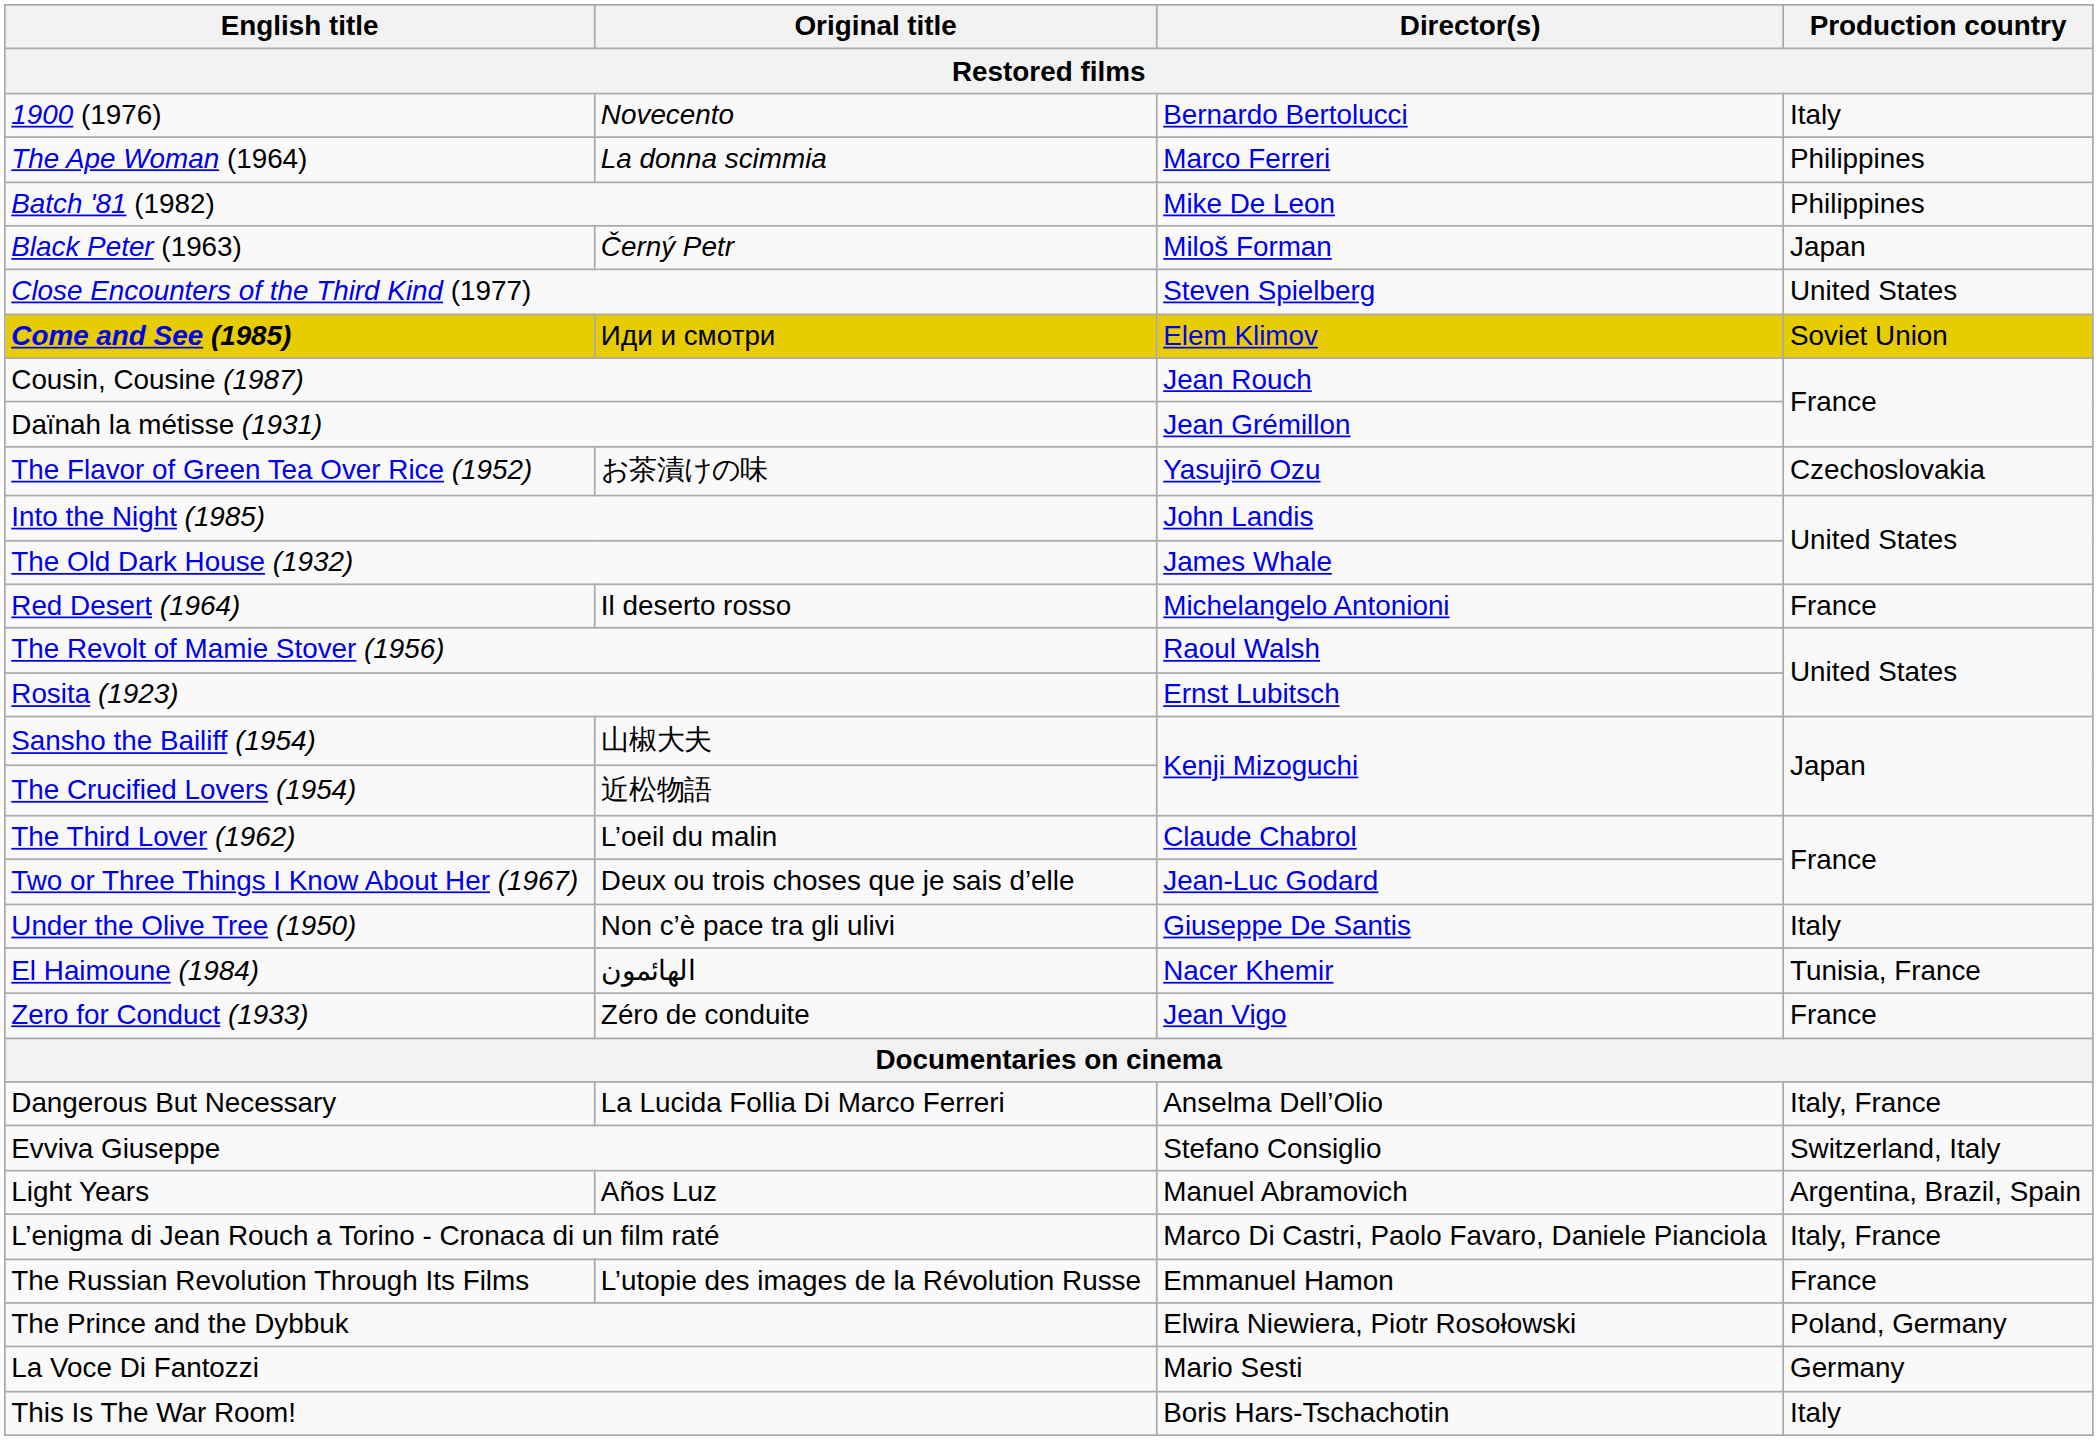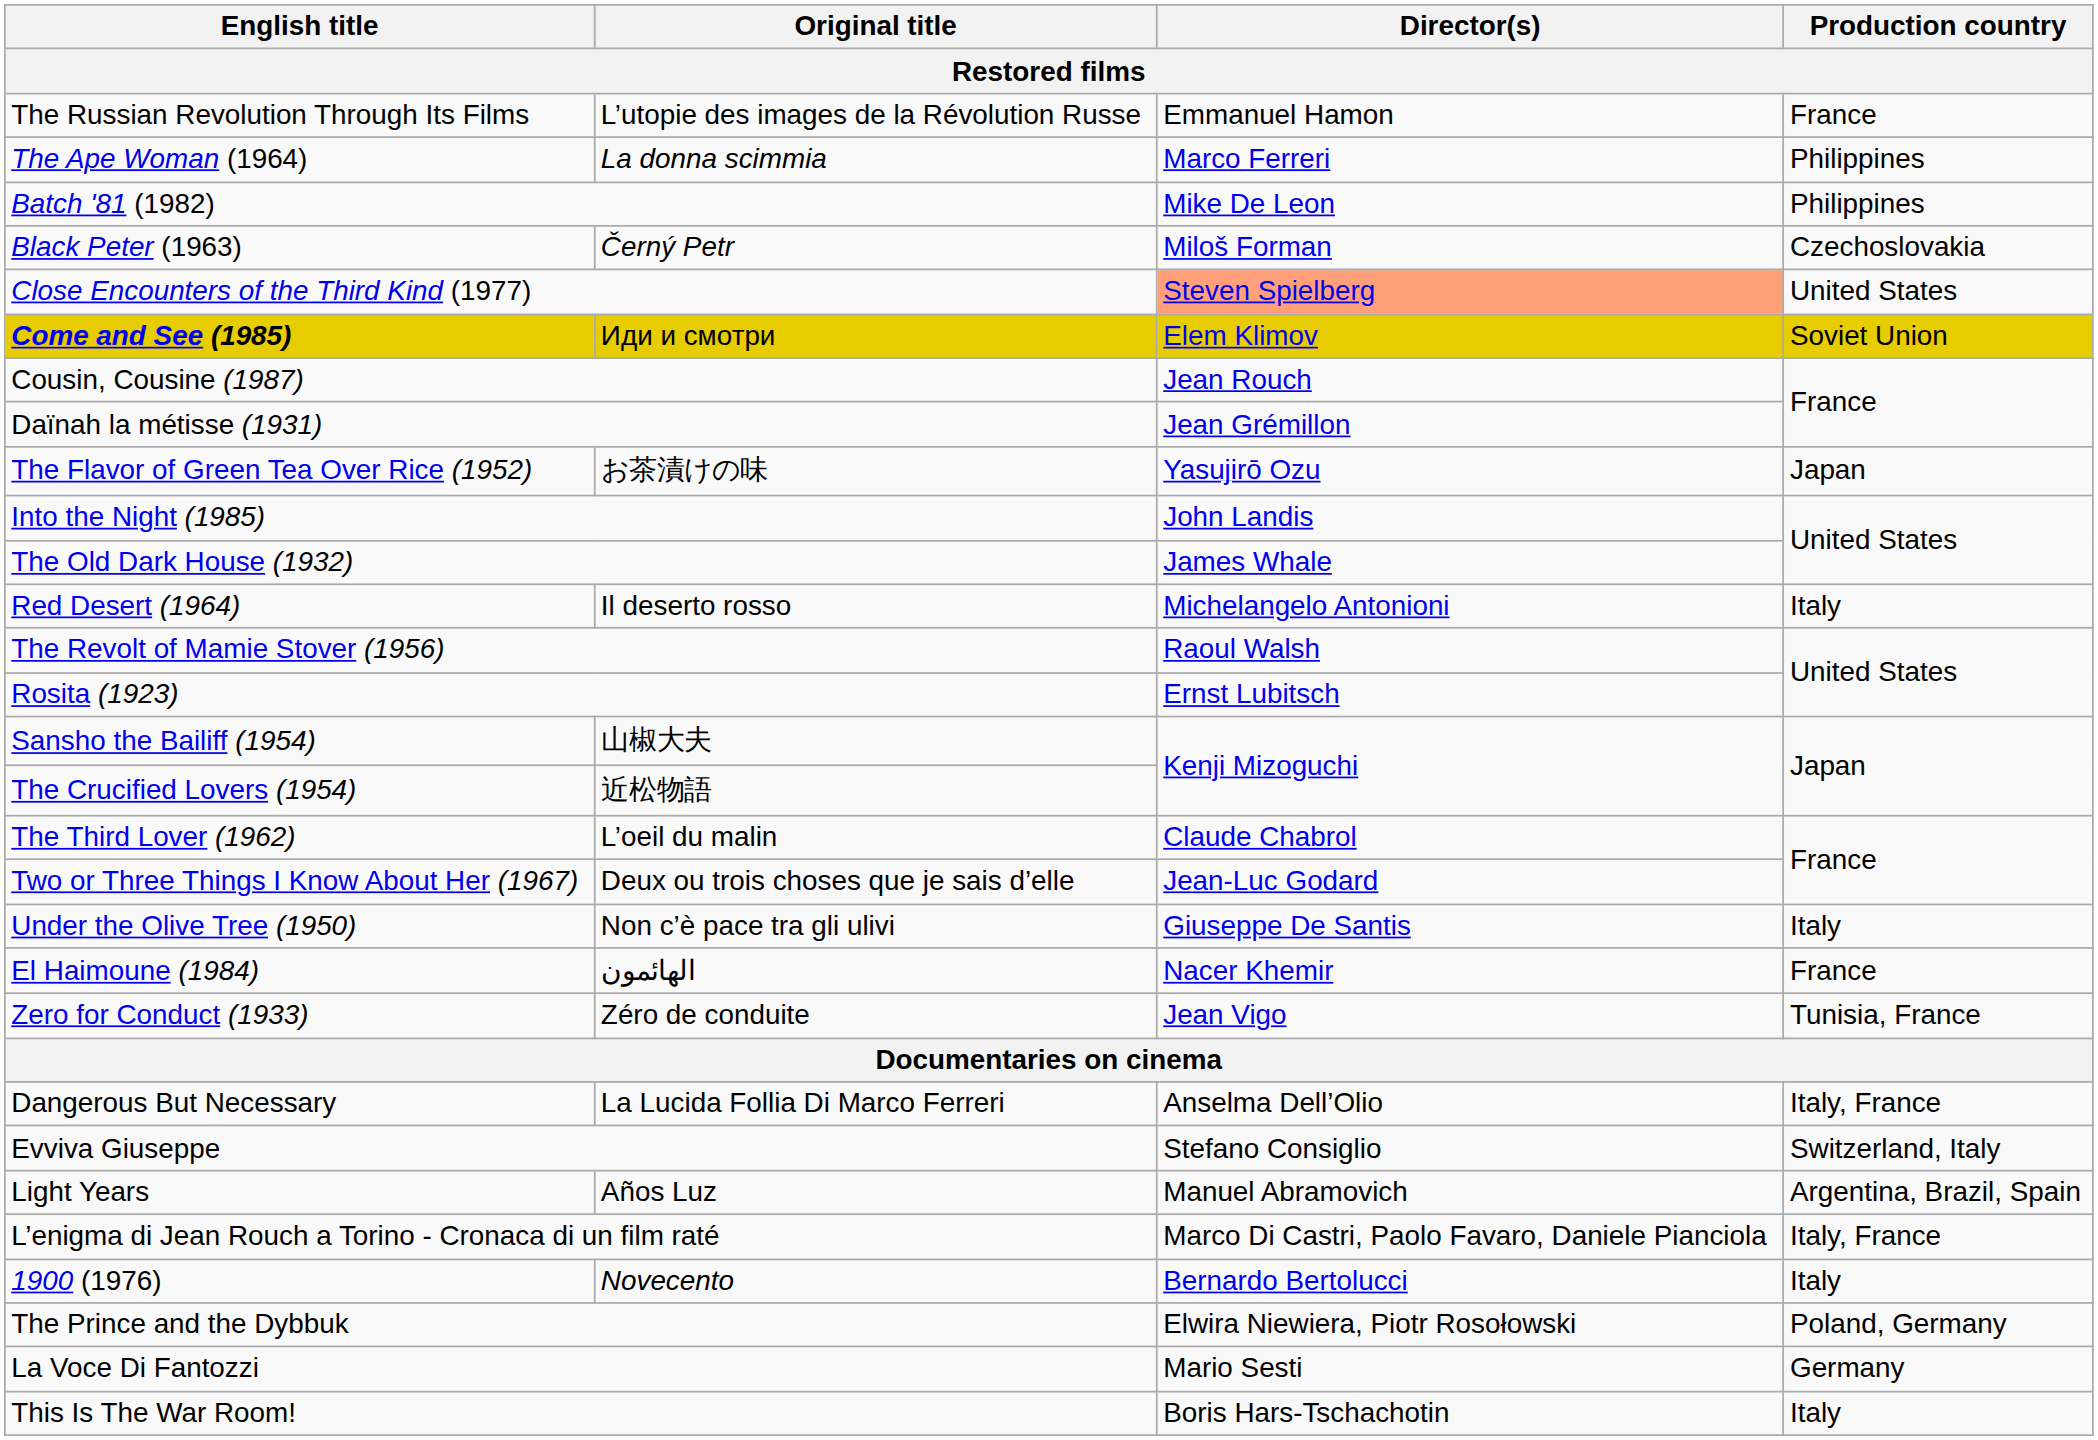rows swapped: (86, 114) <-> (270, 1280)
(1828, 247) Japan -> (1887, 247) Czechoslovakia
(1269, 291) no background -> (1269, 291) lightsalmon background
(1887, 470) Czechoslovakia -> (1828, 470) Japan
(1833, 605) France -> (1816, 605) Italy
(1885, 970) Tunisia, France -> (1833, 970) France
(1833, 1015) France -> (1885, 1015) Tunisia, France
